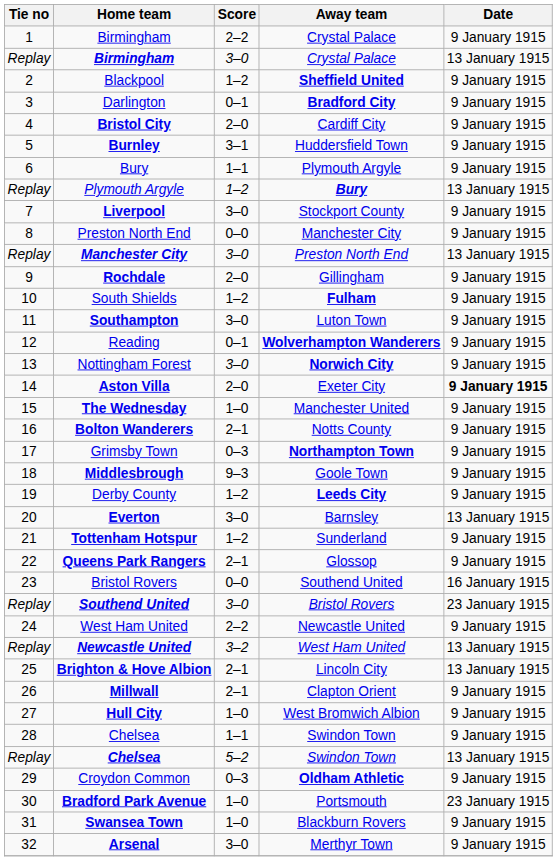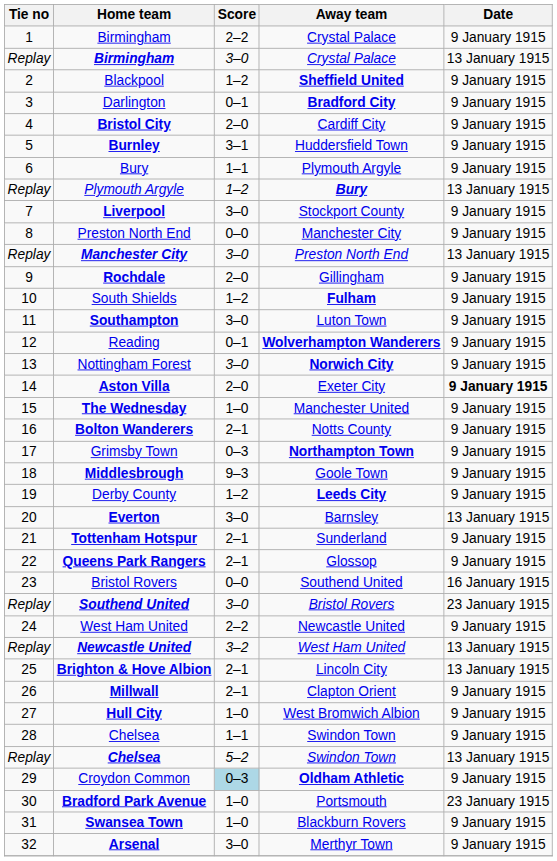(237, 539) 1–2 -> (237, 539) 2–1
(237, 779) no background -> (237, 779) lightblue background
